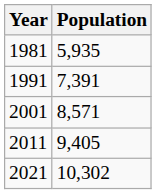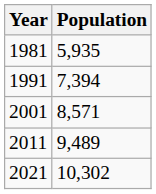(78, 81) 7,391 -> (78, 81) 7,394
(78, 142) 9,405 -> (78, 142) 9,489
